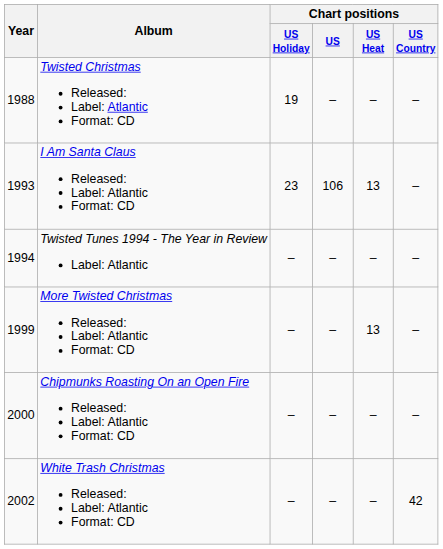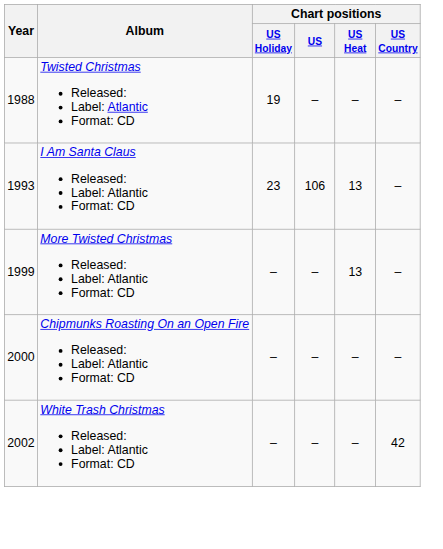- row: (154, 252)
